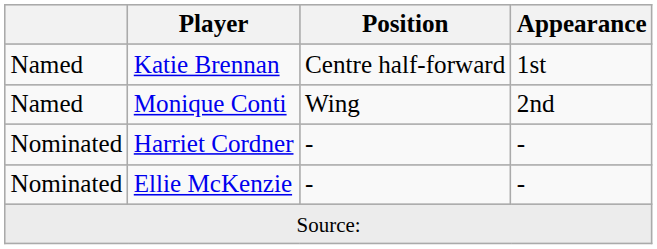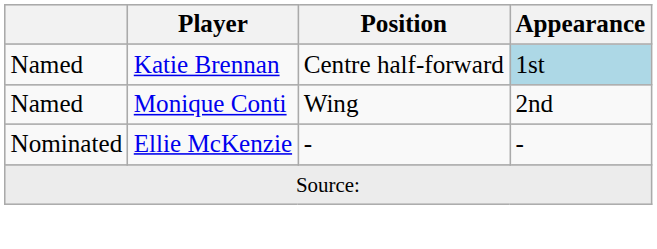(531, 64) no background -> (530, 64) lightblue background
- row: (214, 143)
